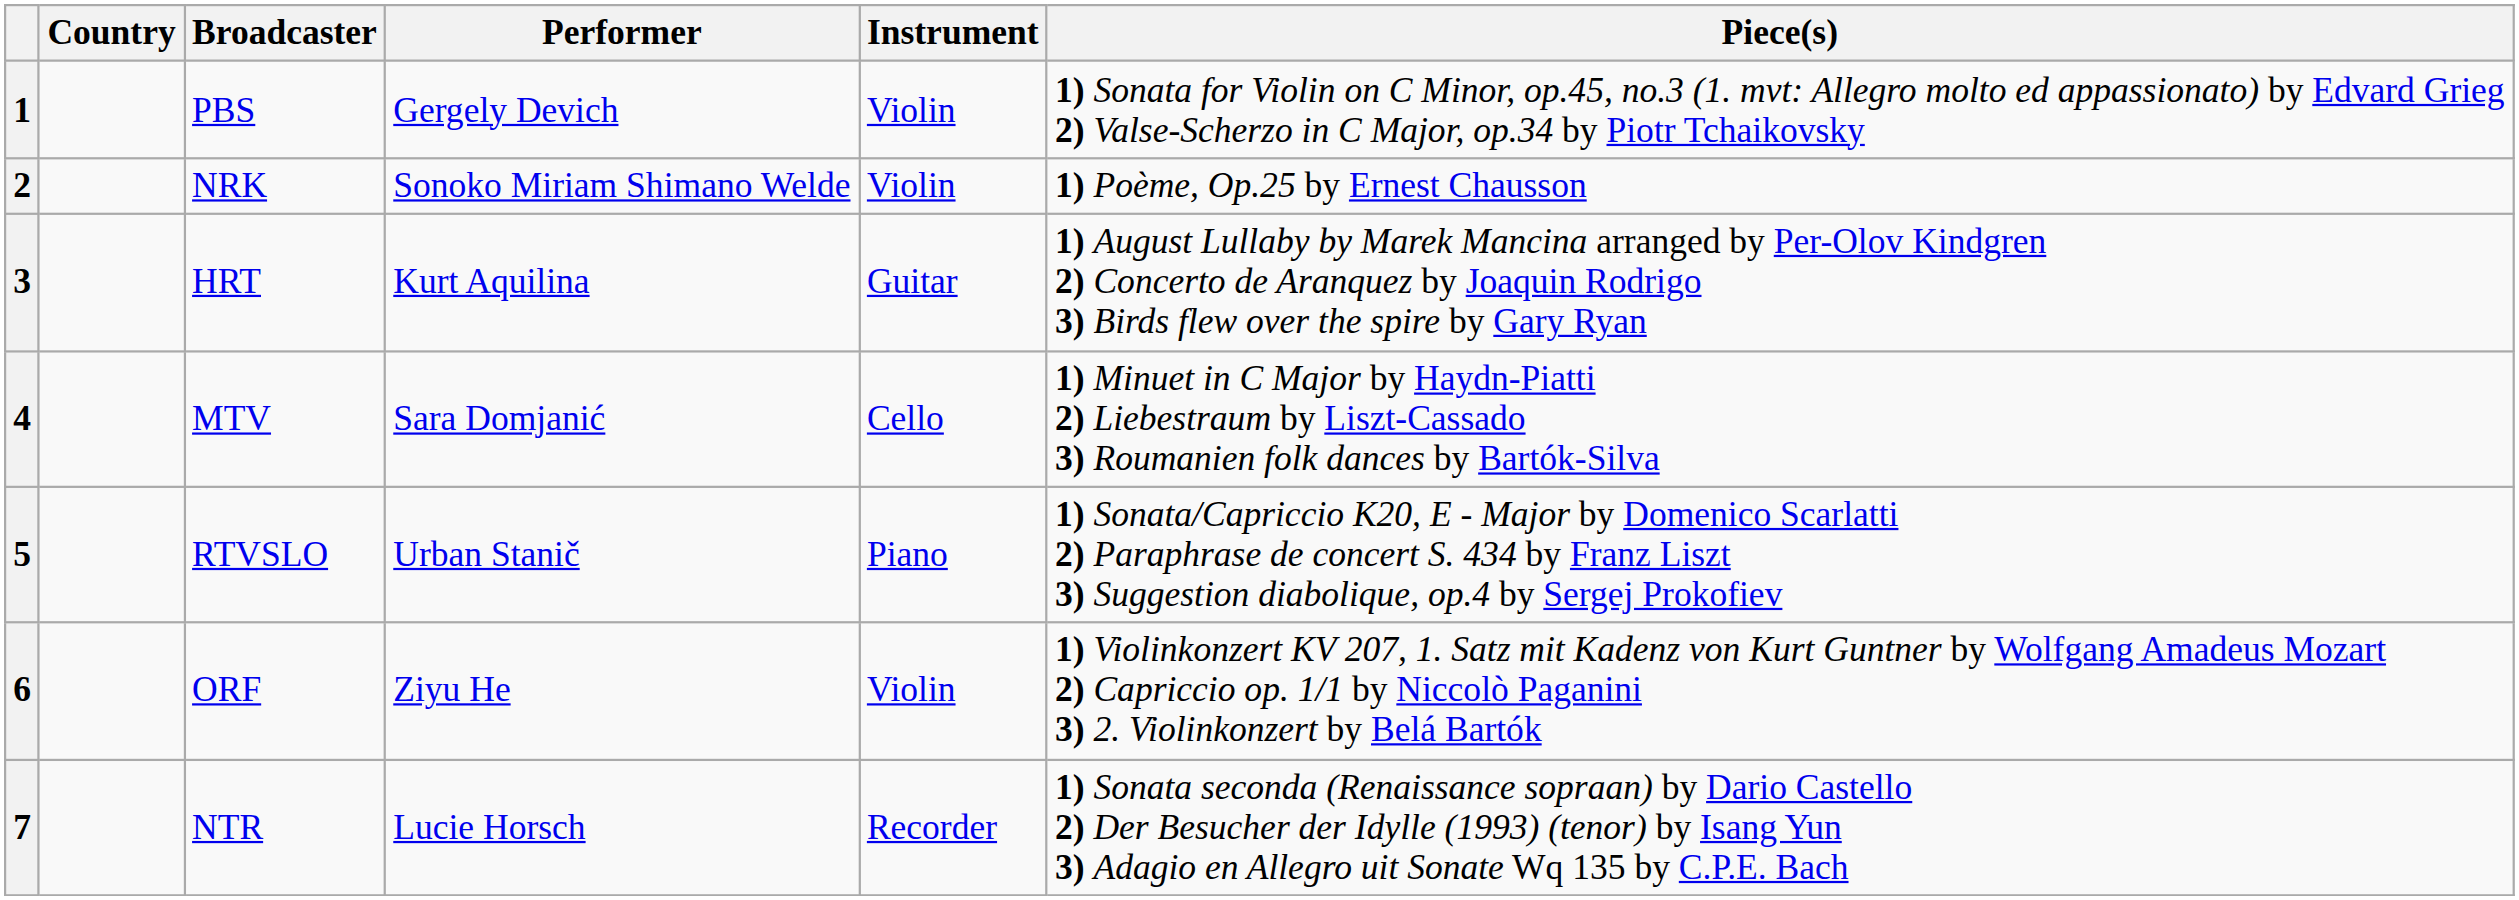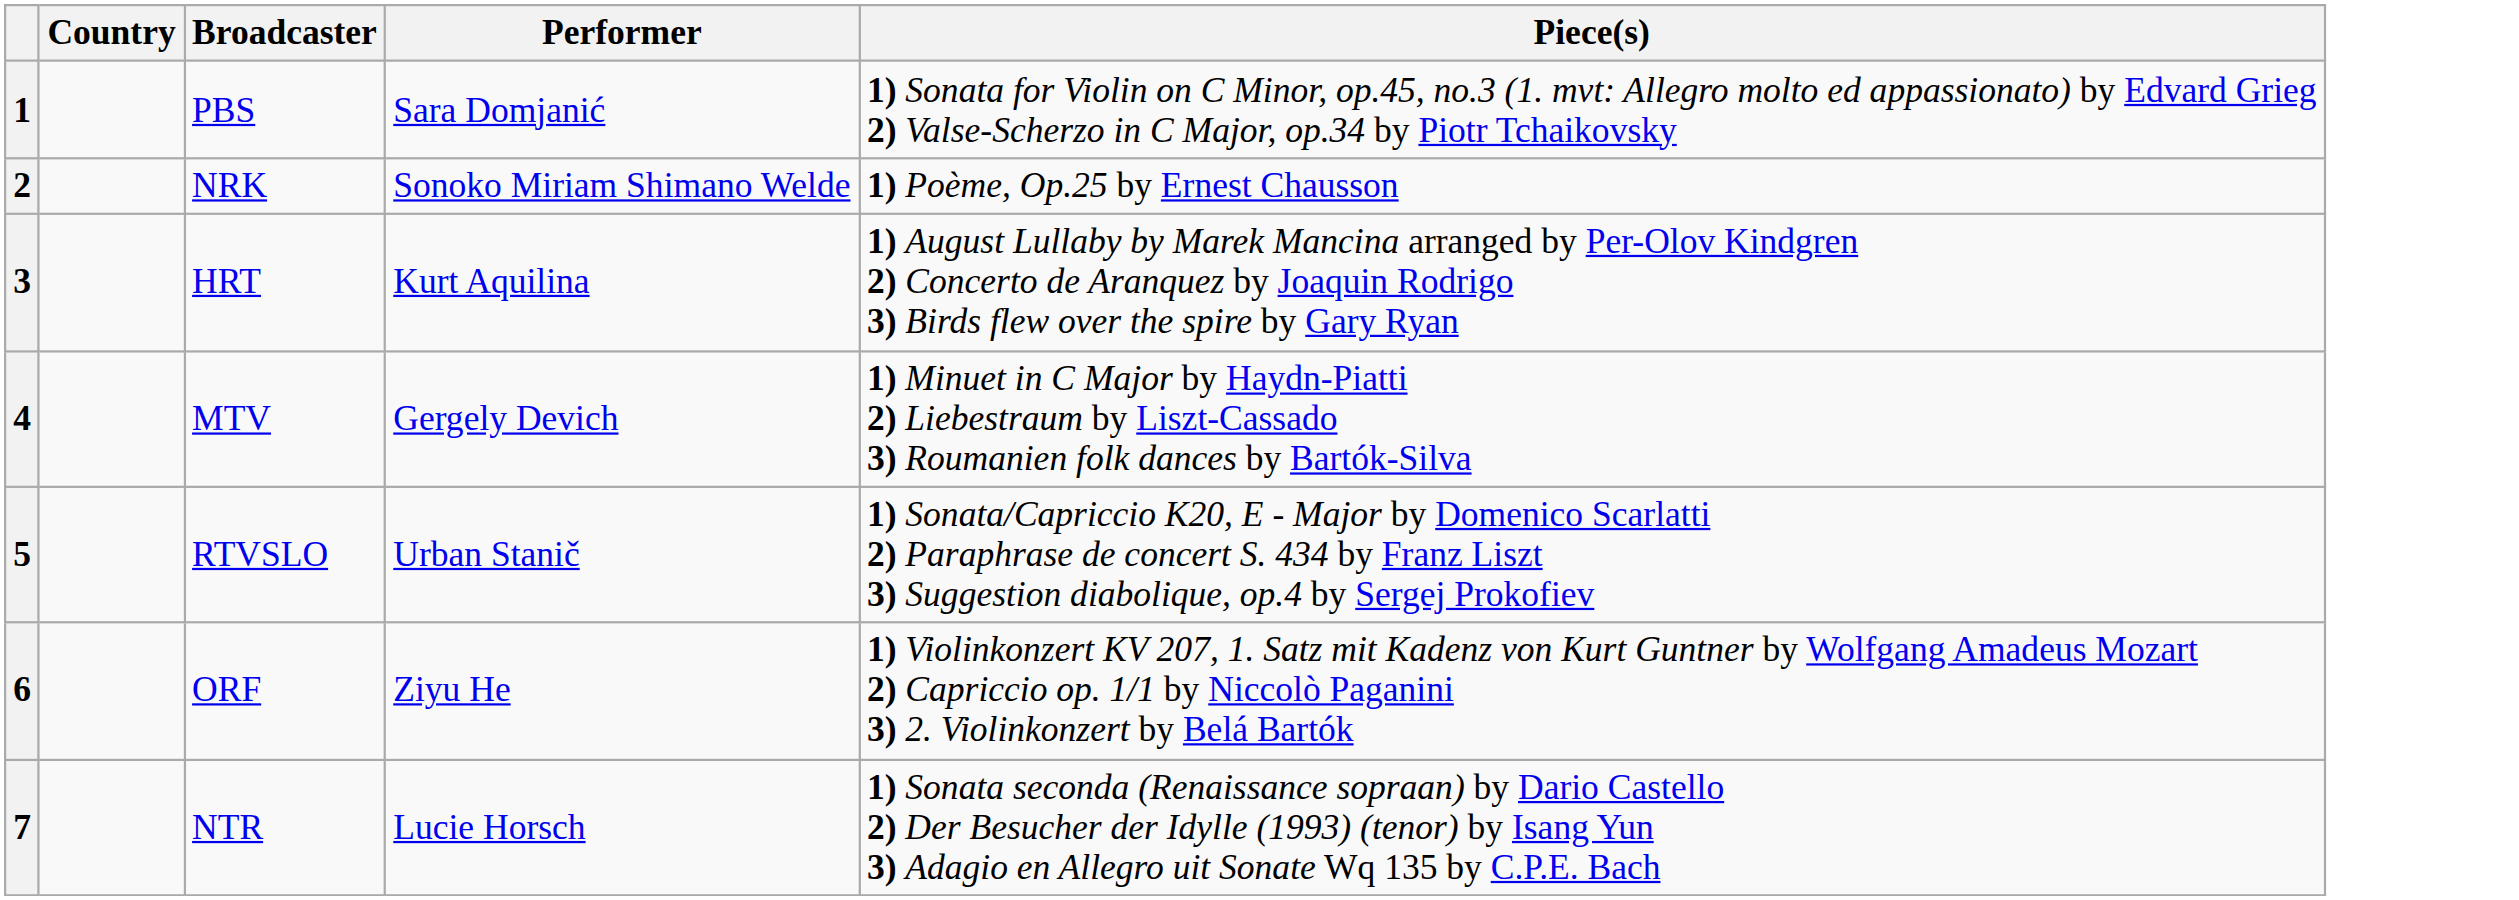- column: (953, 32)
(506, 108) Gergely Devich -> (499, 108) Sara Domjanić
(499, 417) Sara Domjanić -> (506, 417) Gergely Devich
